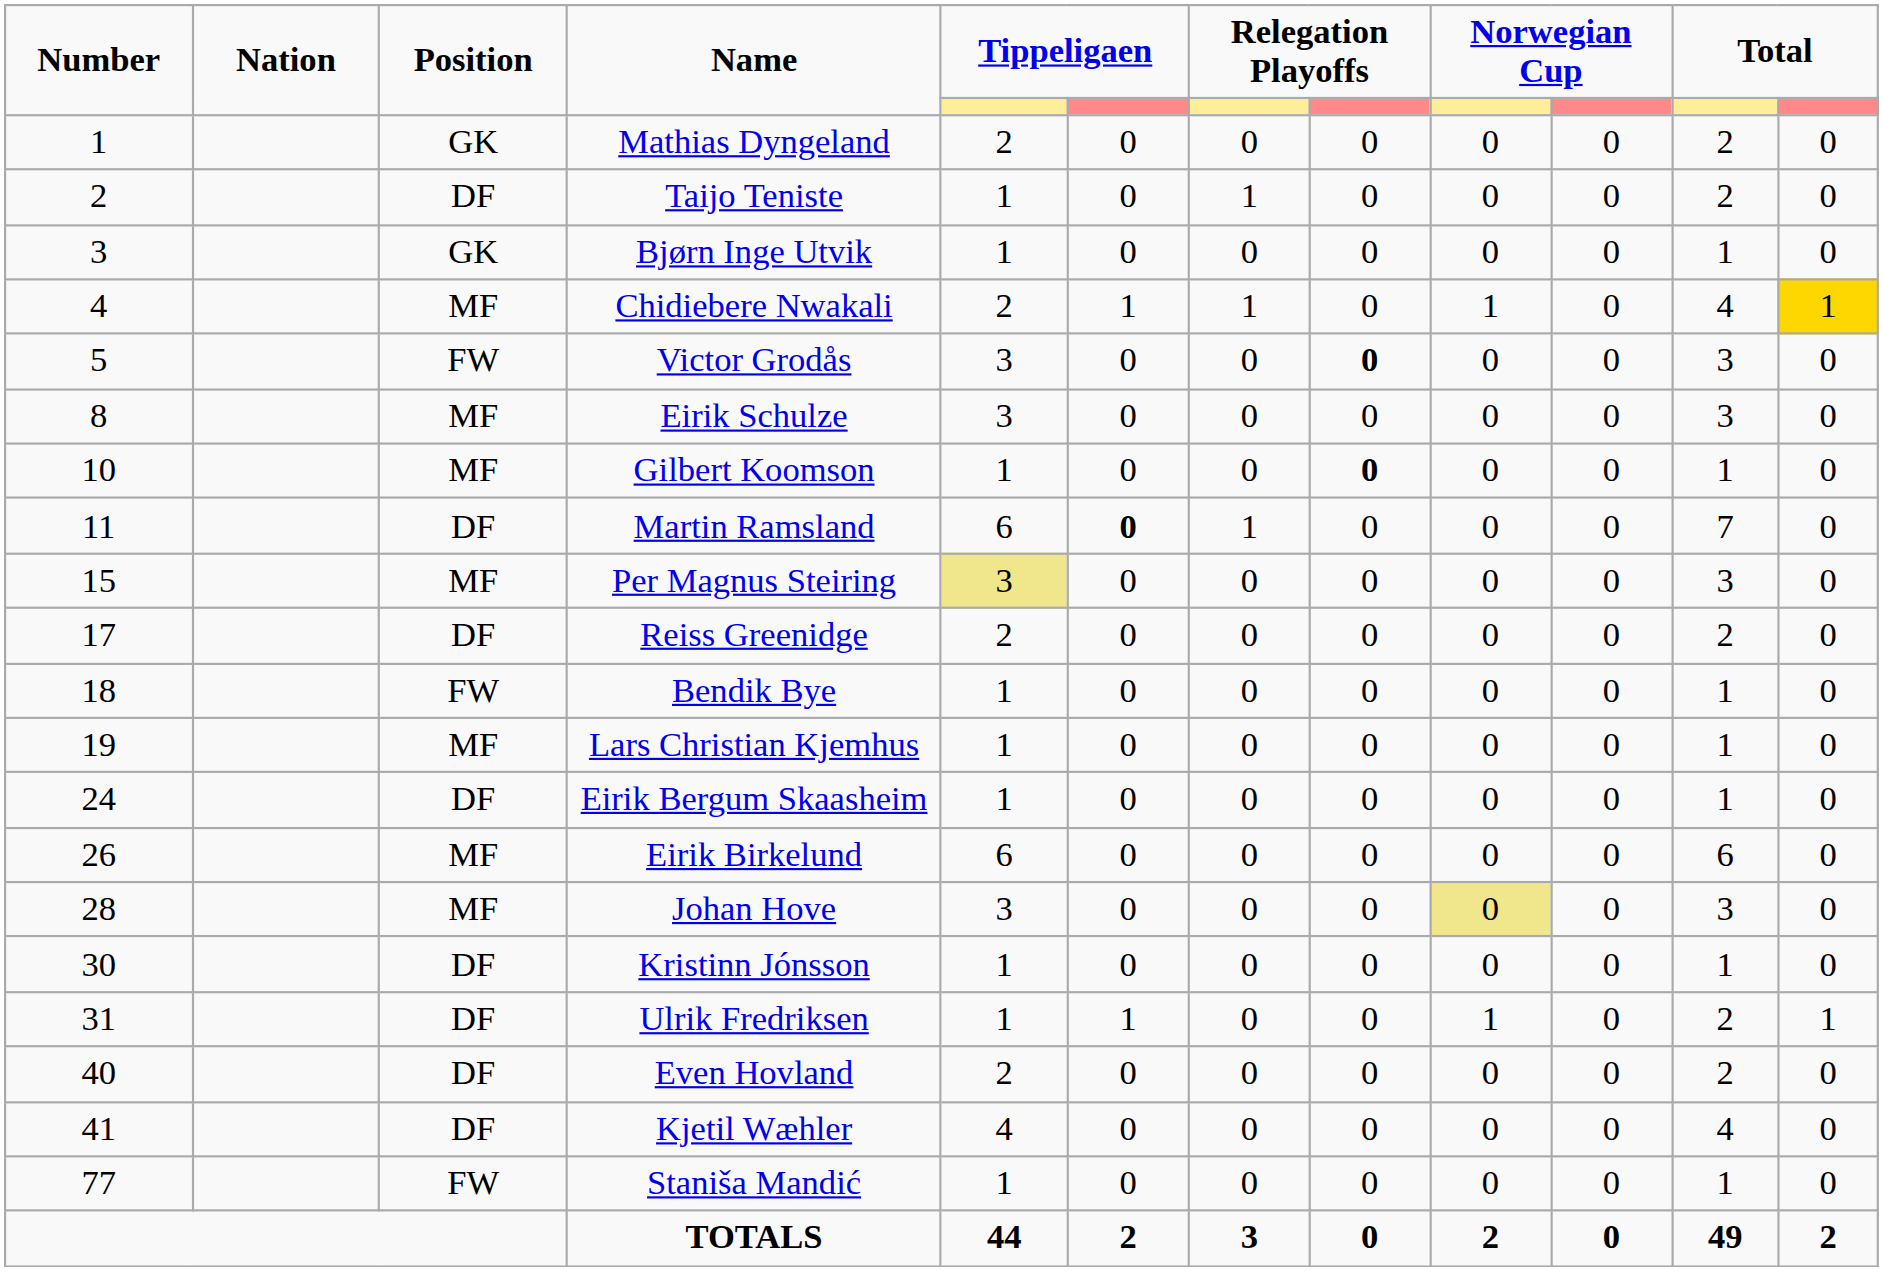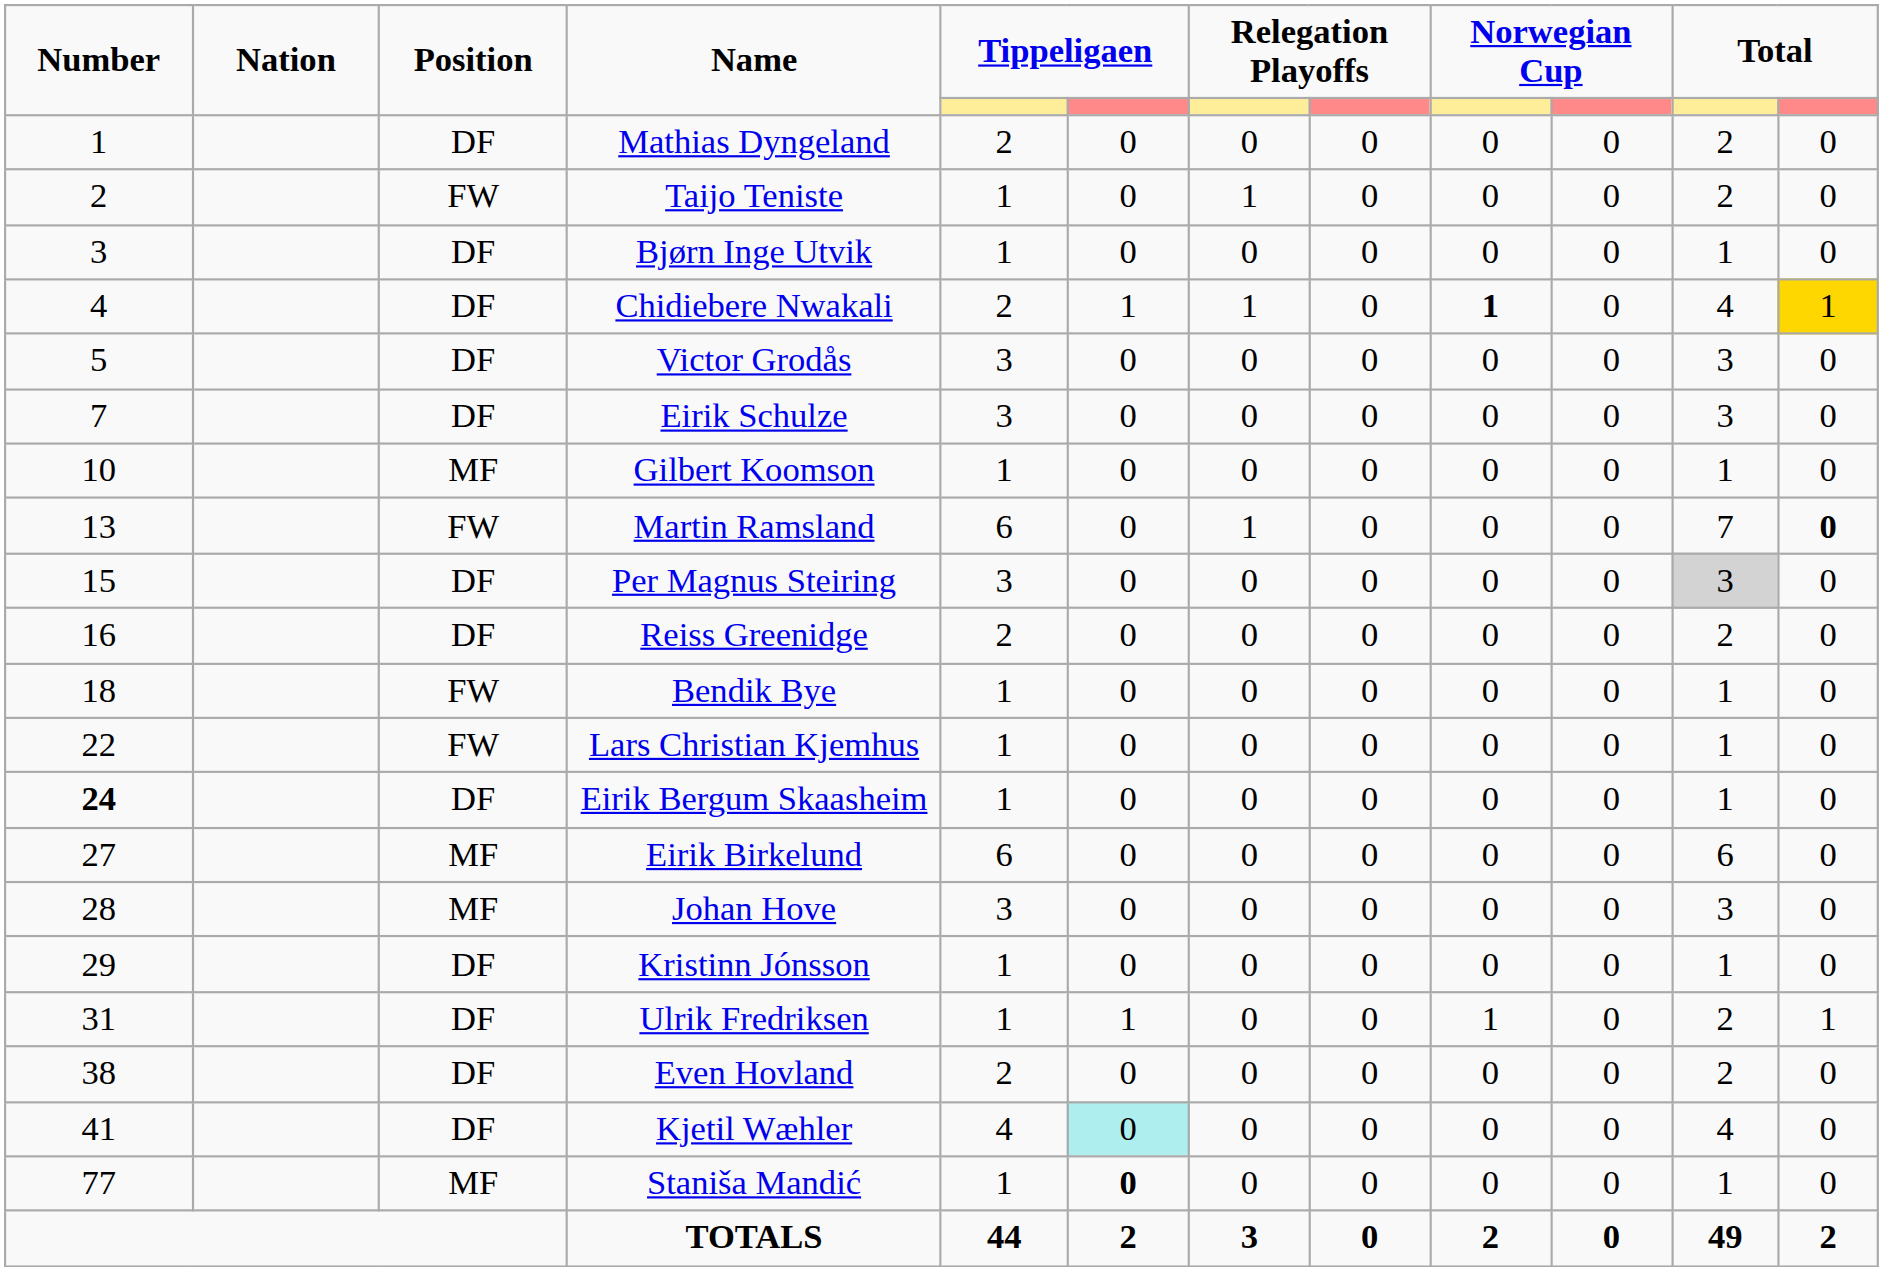(473, 141) GK -> (473, 141) DF
(473, 196) DF -> (473, 196) FW
(473, 251) GK -> (473, 251) DF
(473, 305) MF -> (473, 305) DF
(1490, 305) normal -> (1490, 305) bold
(473, 360) FW -> (473, 360) DF
(1370, 360) bold -> (1370, 360) normal
(99, 415) 8 -> (99, 415) 7
(473, 415) MF -> (473, 415) DF
(1370, 470) bold -> (1370, 470) normal
(99, 525) 11 -> (99, 525) 13
(473, 525) DF -> (473, 525) FW
(1128, 525) bold -> (1128, 525) normal
(1828, 525) normal -> (1828, 525) bold
(473, 580) MF -> (473, 580) DF
(1004, 580) khaki background -> (1004, 580) no background
(1725, 580) no background -> (1725, 580) lightgrey background
(99, 634) 17 -> (99, 634) 16
(99, 744) 19 -> (99, 744) 22
(473, 744) MF -> (473, 744) FW
(99, 799) normal -> (99, 799) bold
(99, 854) 26 -> (99, 854) 27
(1490, 908) khaki background -> (1490, 908) no background
(99, 963) 30 -> (99, 963) 29
(99, 1073) 40 -> (99, 1073) 38
(1128, 1128) no background -> (1128, 1128) paleturquoise background
(473, 1182) FW -> (473, 1182) MF
(1128, 1182) normal -> (1128, 1182) bold
